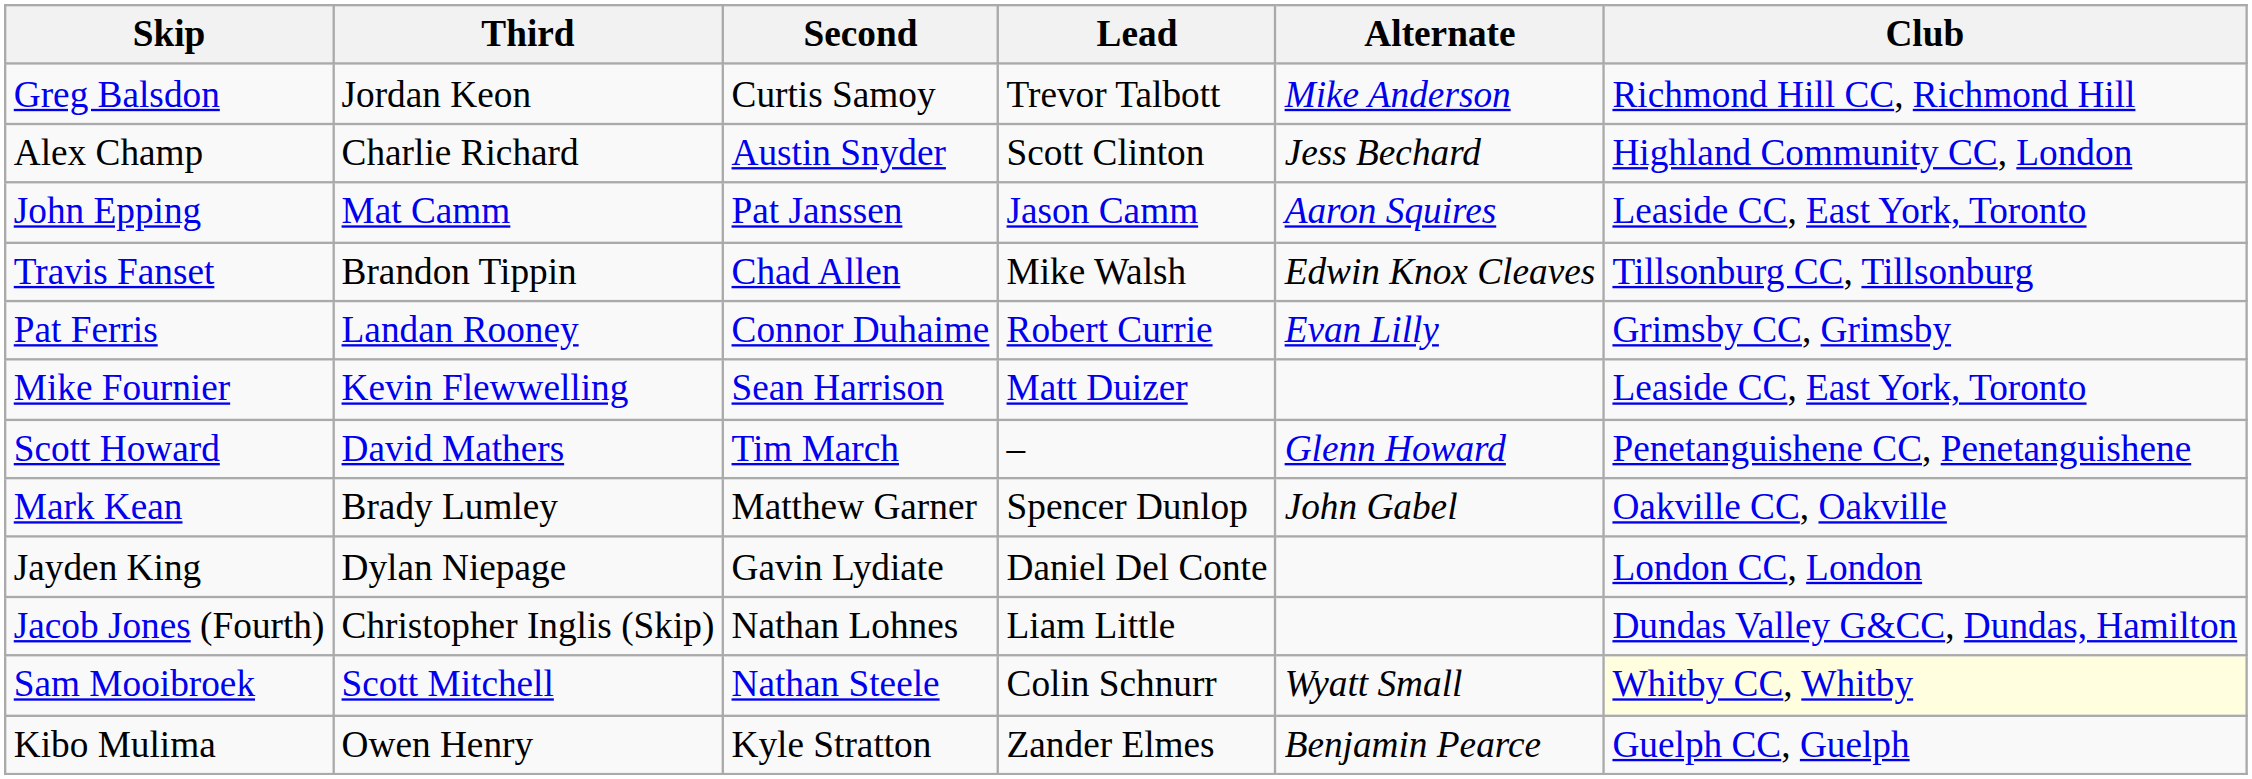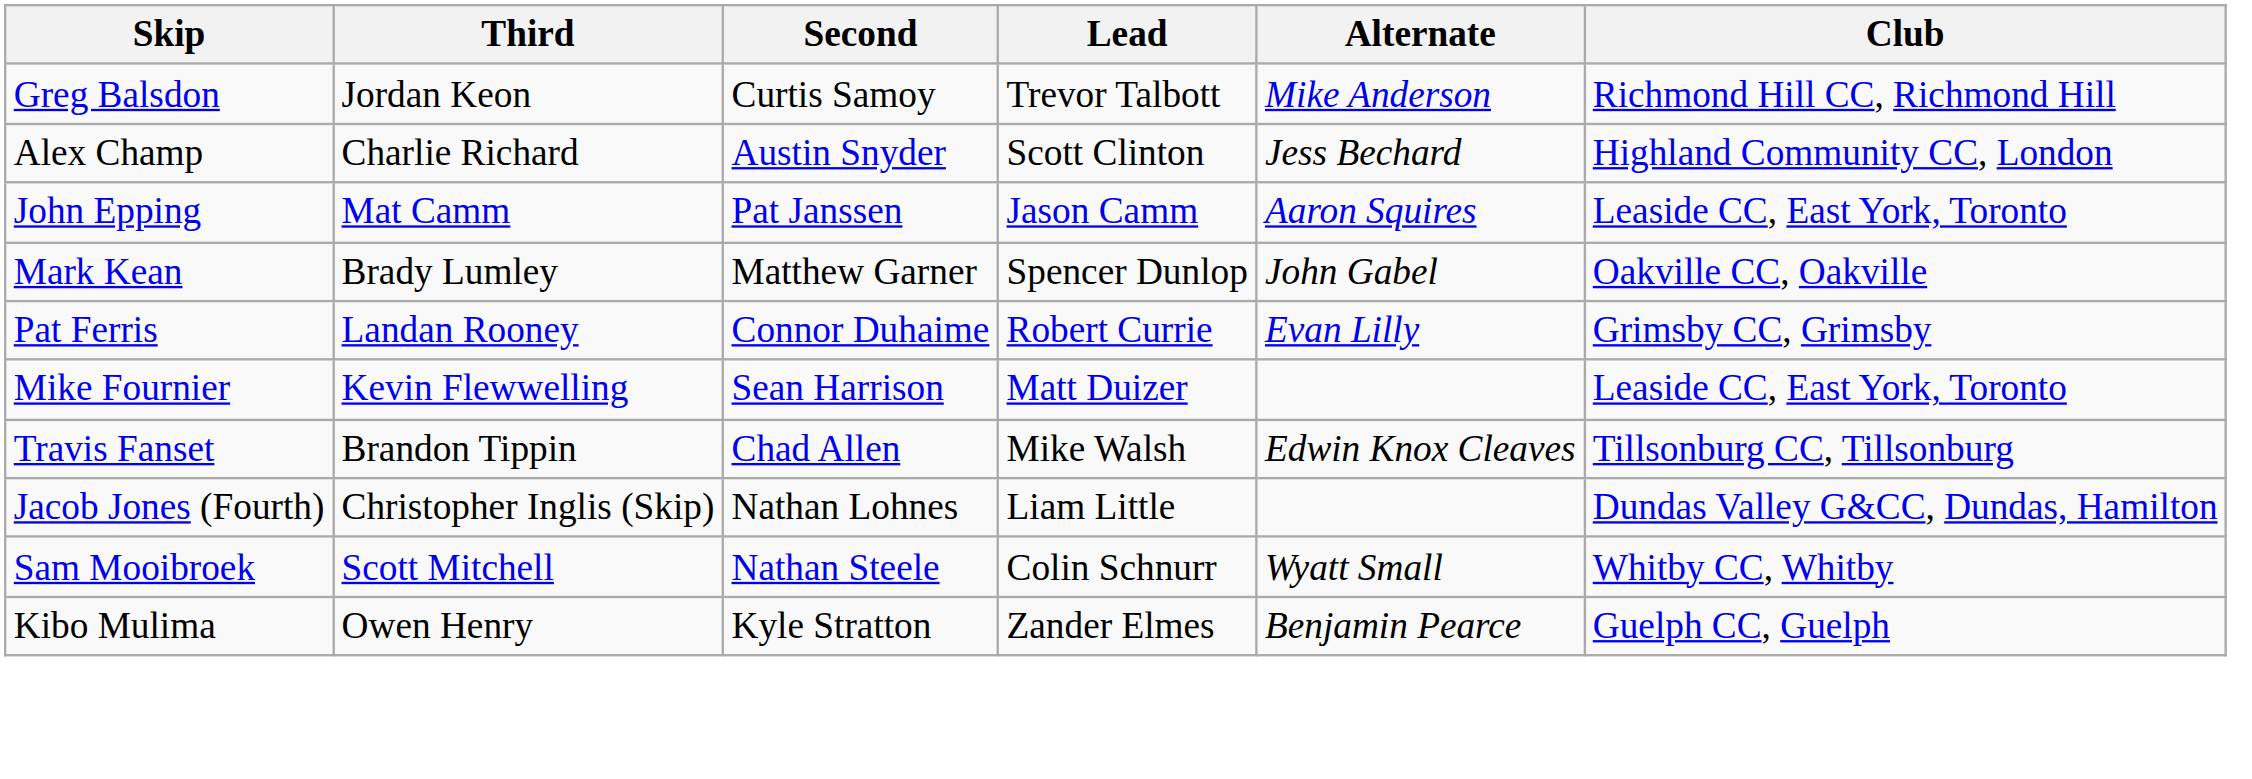rows swapped: (114, 270) <-> (98, 507)
- row: (117, 447)
- row: (107, 566)
(1763, 684) lightyellow background -> (1743, 566) no background
